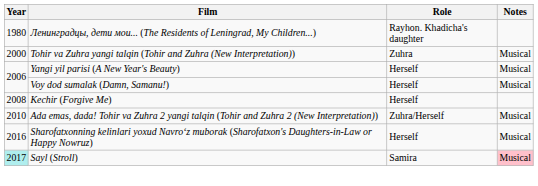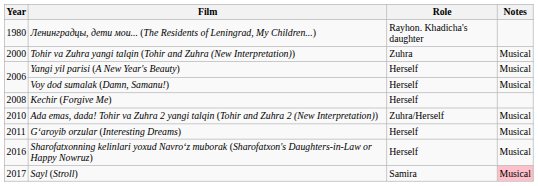+ row: (106, 131)
(16, 158) paleturquoise background -> (16, 173) no background
